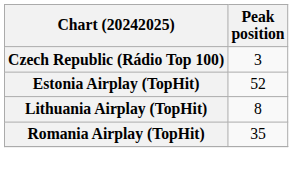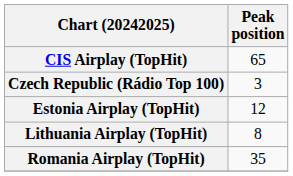+ row: (116, 59)
(258, 84) 52 -> (258, 109) 12
